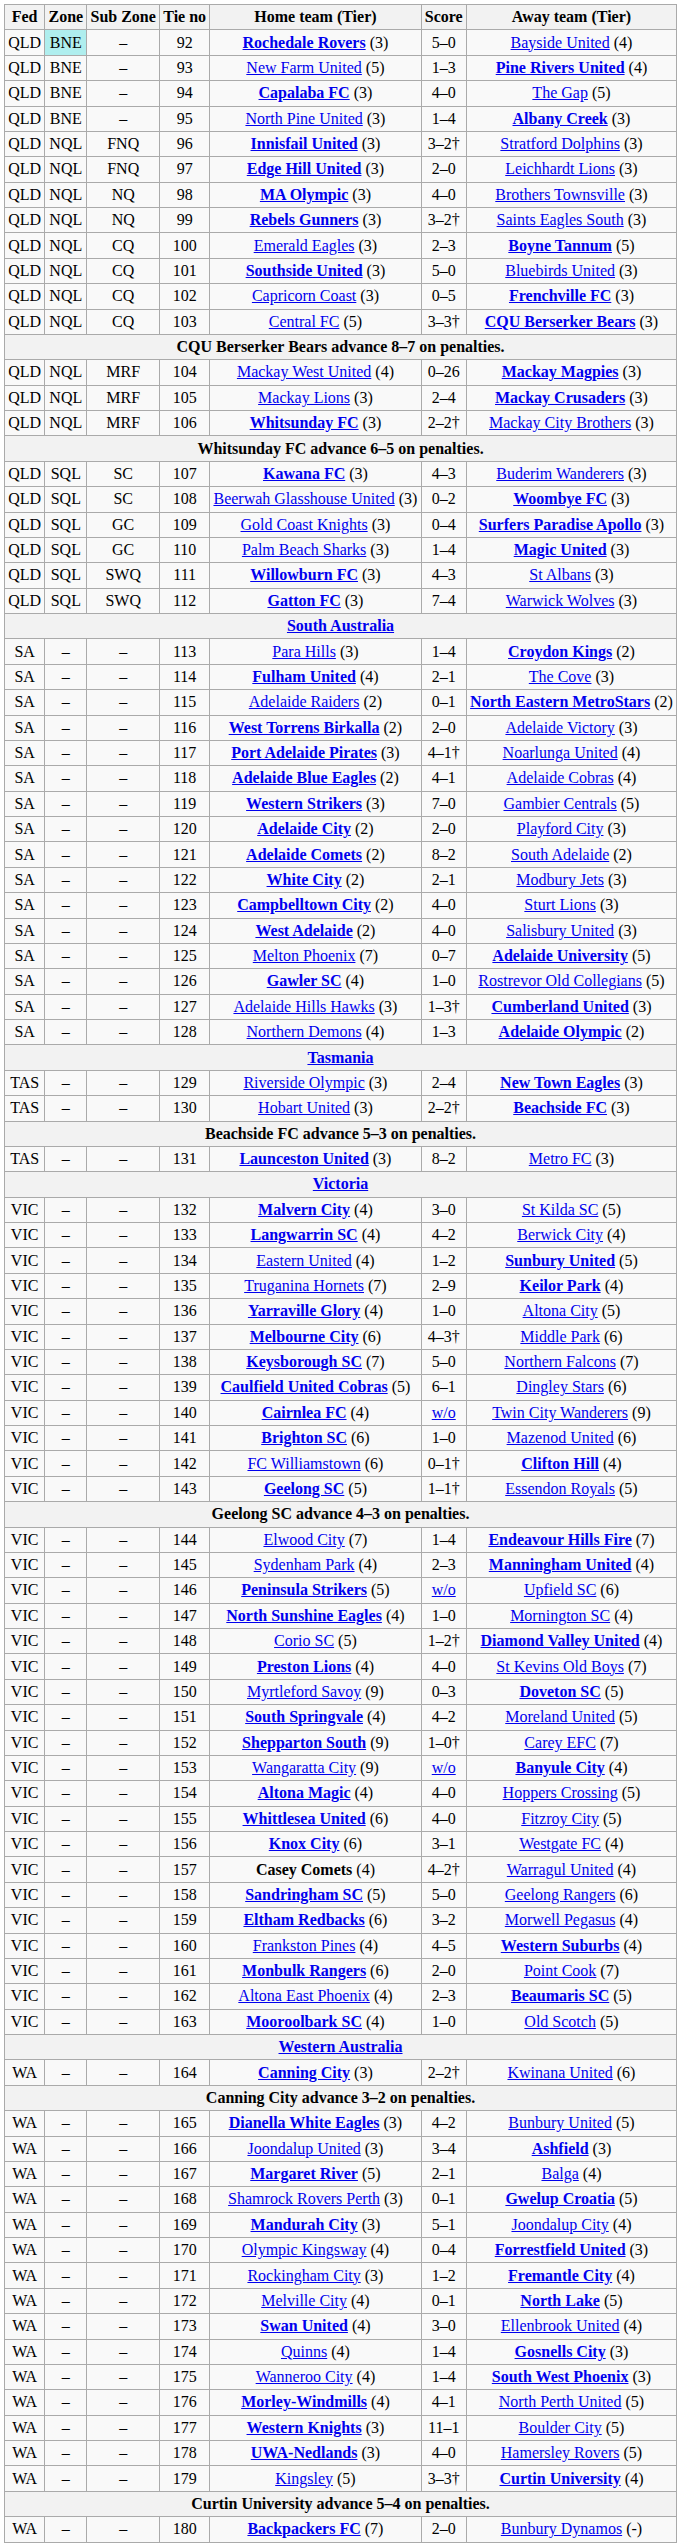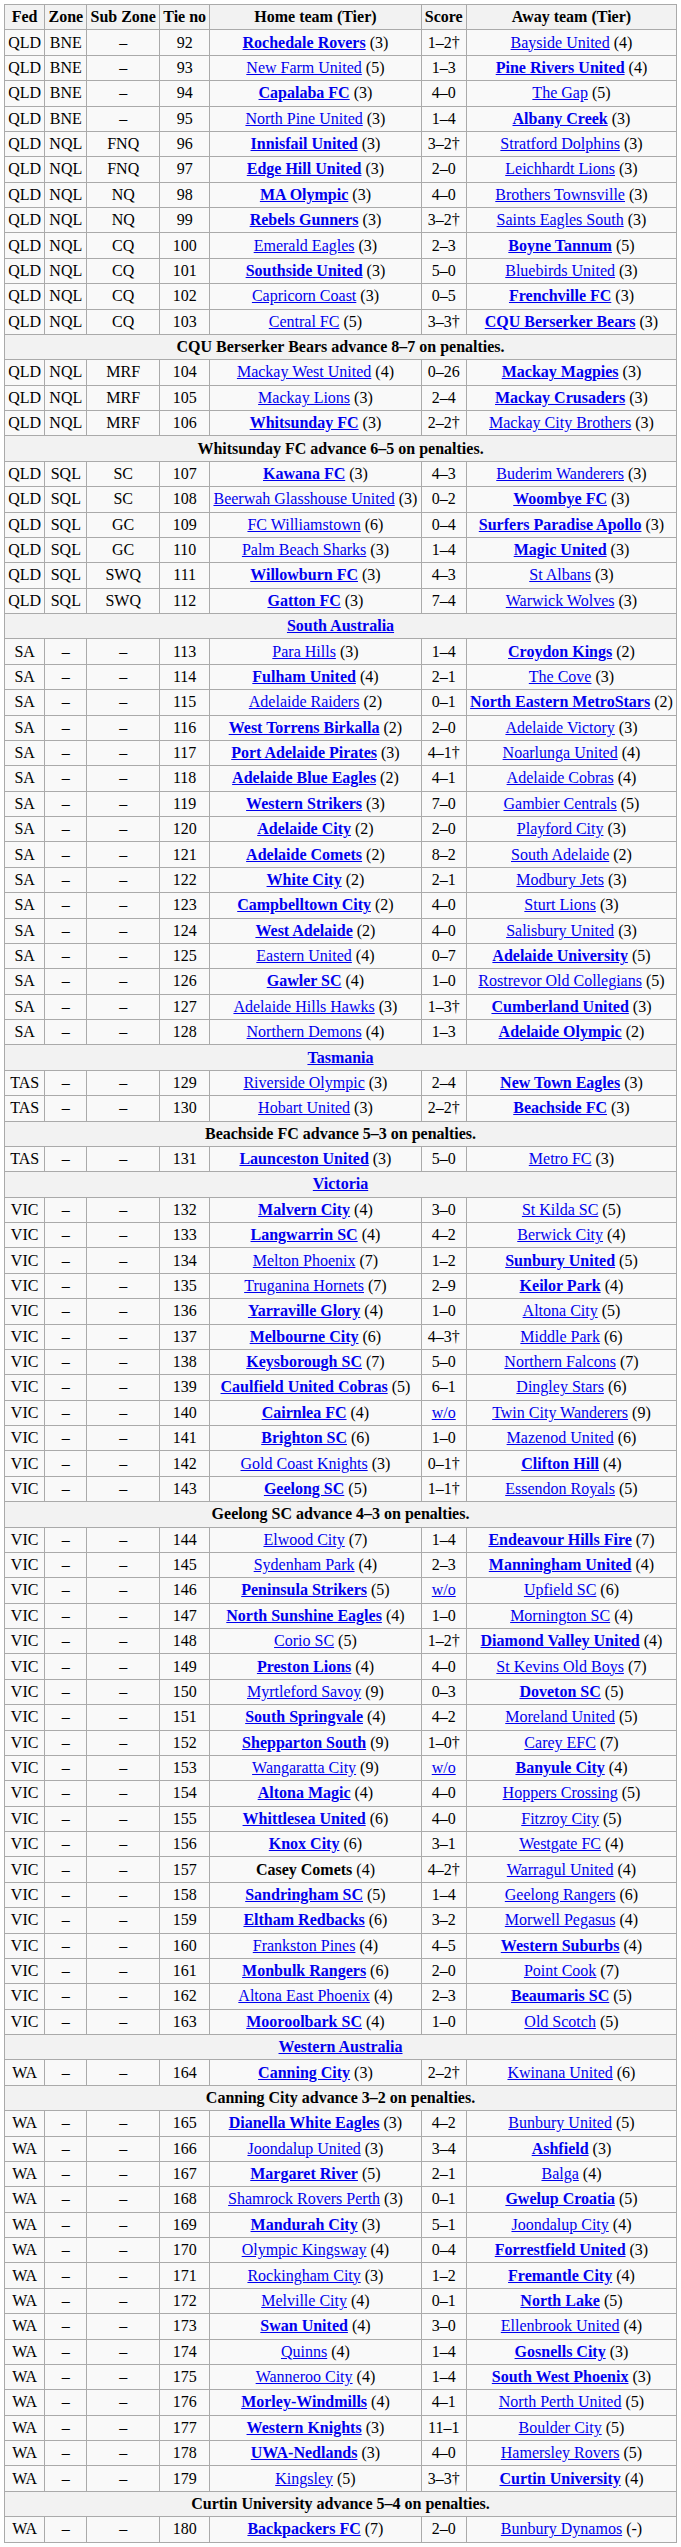(66, 42) paleturquoise background -> (66, 42) no background
(444, 42) 5–0 -> (444, 42) 1–2†
(315, 524) Gold Coast Knights (3) -> (315, 524) FC Williamstown (6)
(315, 956) Melton Phoenix (7) -> (315, 956) Eastern United (4)
(444, 1159) 8–2 -> (444, 1159) 5–0
(315, 1260) Eastern United (4) -> (315, 1260) Melton Phoenix (7)
(315, 1463) FC Williamstown (6) -> (315, 1463) Gold Coast Knights (3)
(444, 1894) 5–0 -> (444, 1894) 1–4
